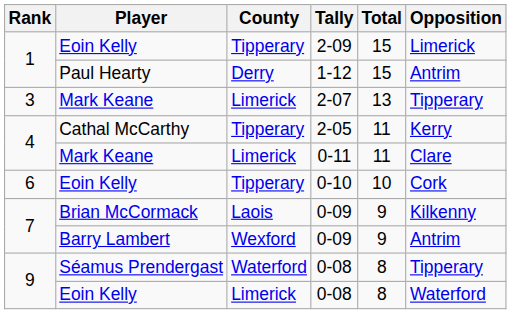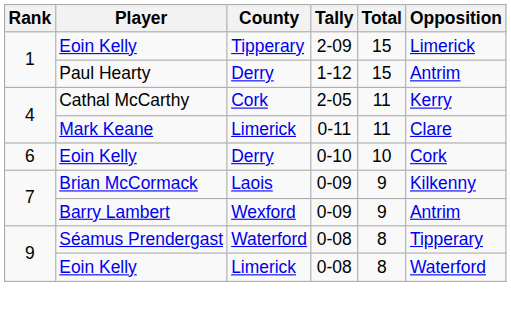- row: (106, 101)
(268, 128) Tipperary -> (250, 101) Cork
(268, 184) Tipperary -> (252, 156) Derry
